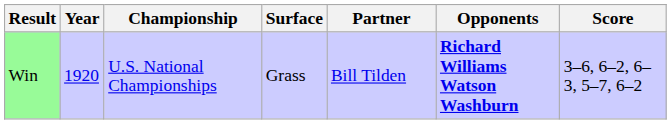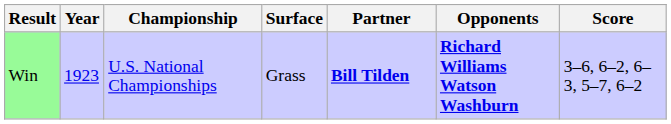(82, 75) 1920 -> (82, 75) 1923
(369, 75) normal -> (370, 75) bold
